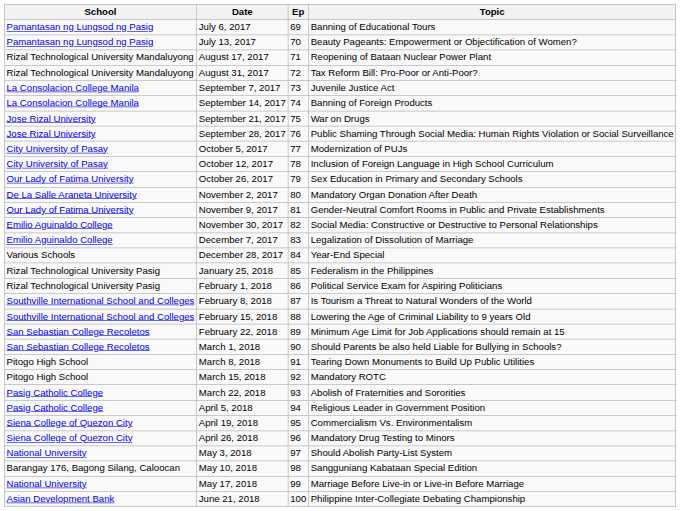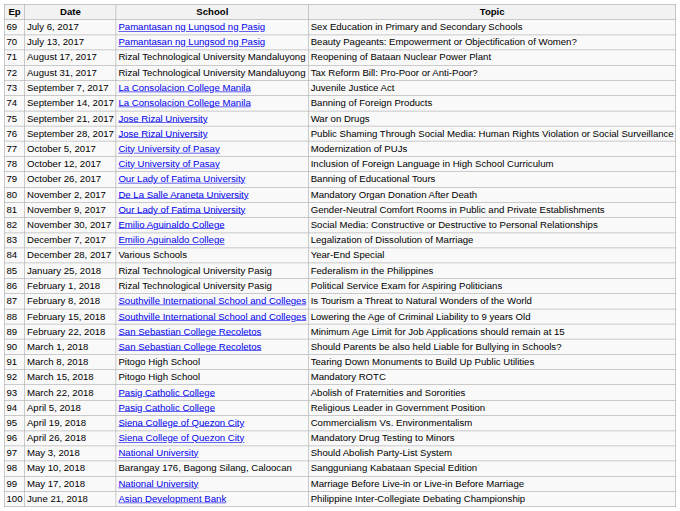columns swapped: (298, 12) <-> (100, 12)
(373, 27) Banning of Educational Tours -> (417, 27) Sex Education in Primary and Secondary Schools
(417, 179) Sex Education in Primary and Secondary Schools -> (373, 179) Banning of Educational Tours
